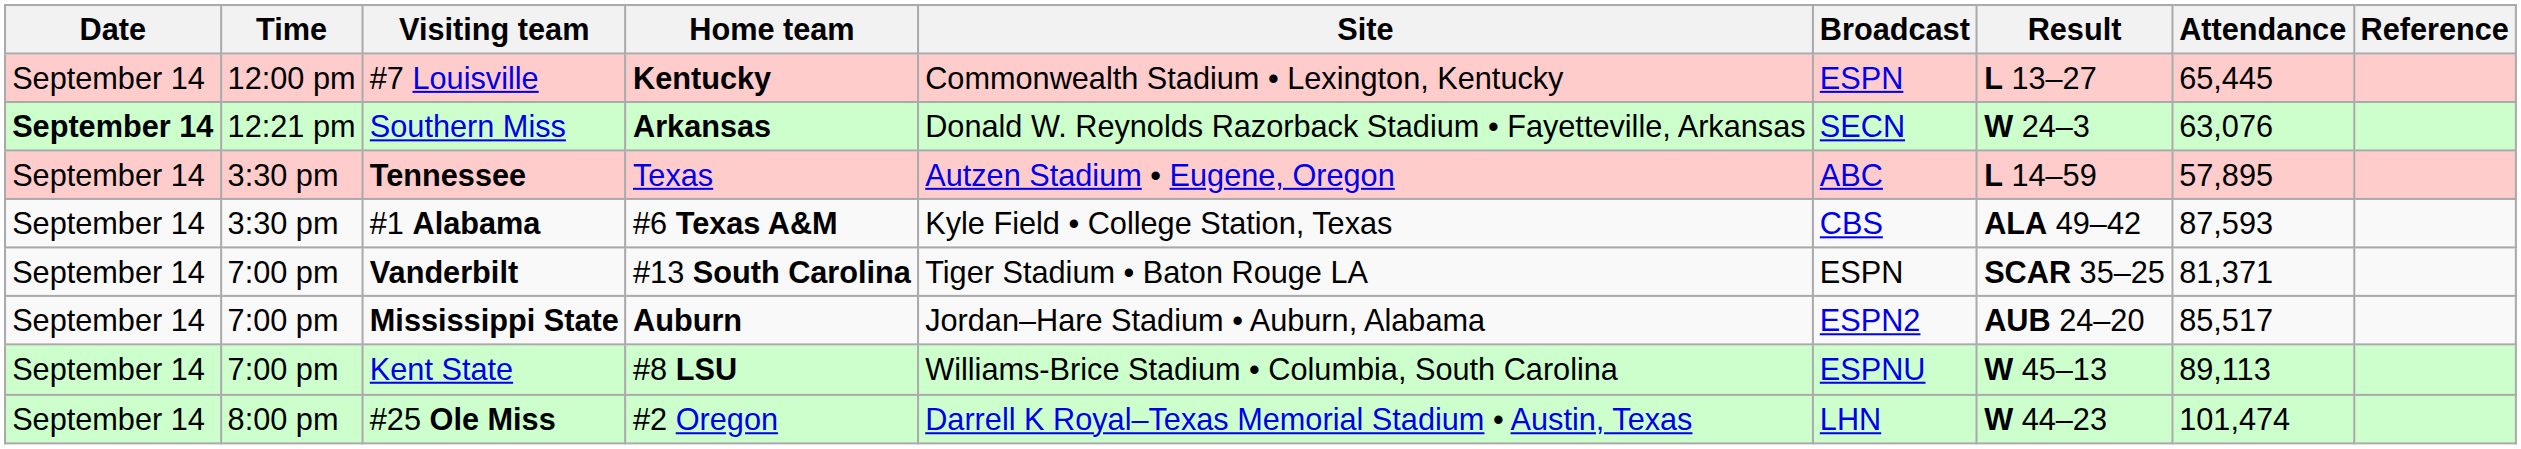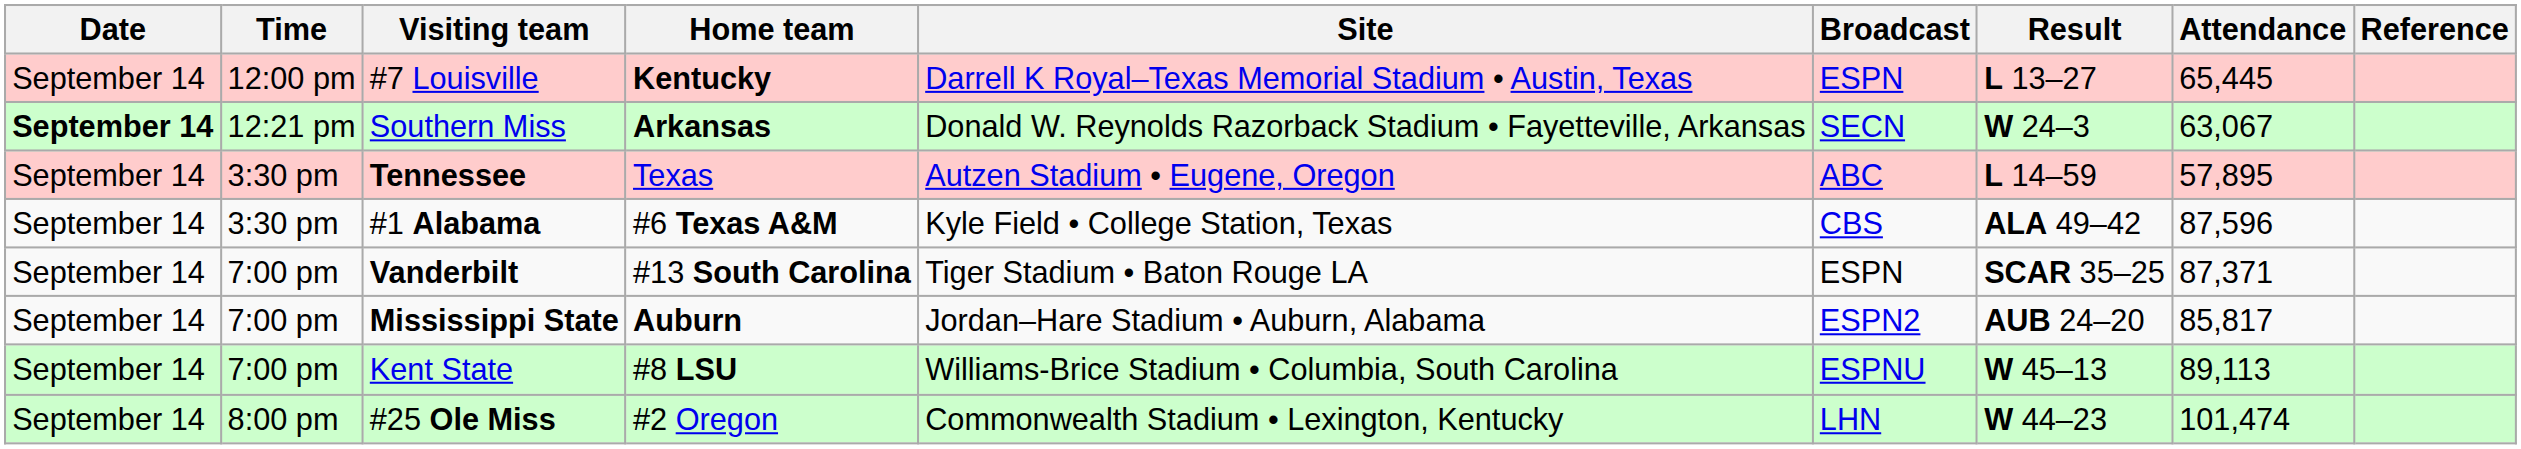(1244, 78) Commonwealth Stadium • Lexington, Kentucky -> (1309, 78) Darrell K Royal–Texas Memorial Stadium • Austin, Texas
(2226, 127) 63,076 -> (2226, 127) 63,067
(2226, 224) 87,593 -> (2226, 224) 87,596
(2226, 273) 81,371 -> (2226, 273) 87,371
(2226, 321) 85,517 -> (2226, 321) 85,817
(1309, 418) Darrell K Royal–Texas Memorial Stadium • Austin, Texas -> (1244, 418) Commonwealth Stadium • Lexington, Kentucky
